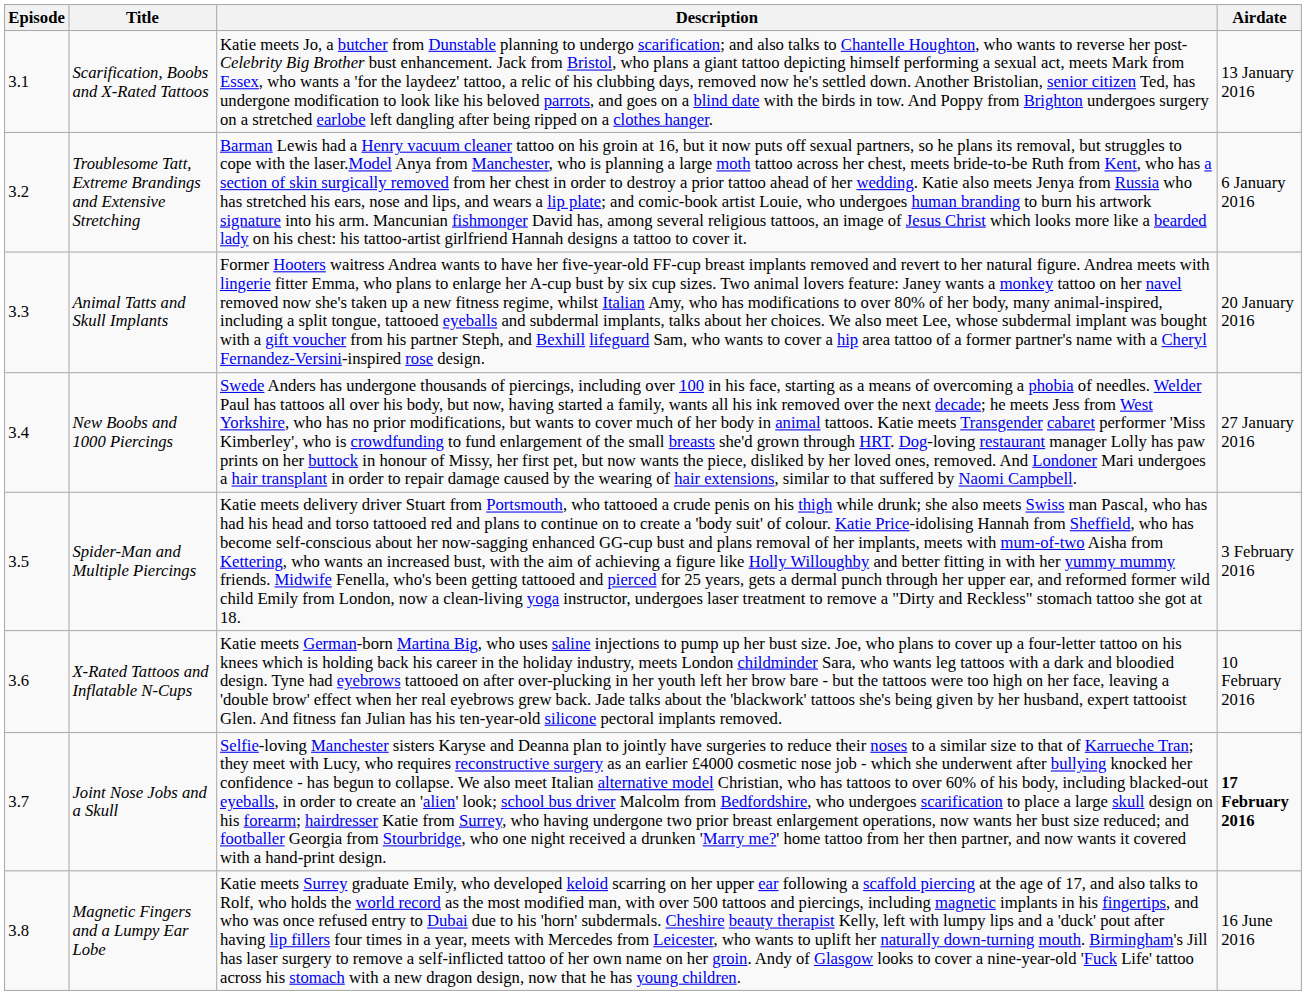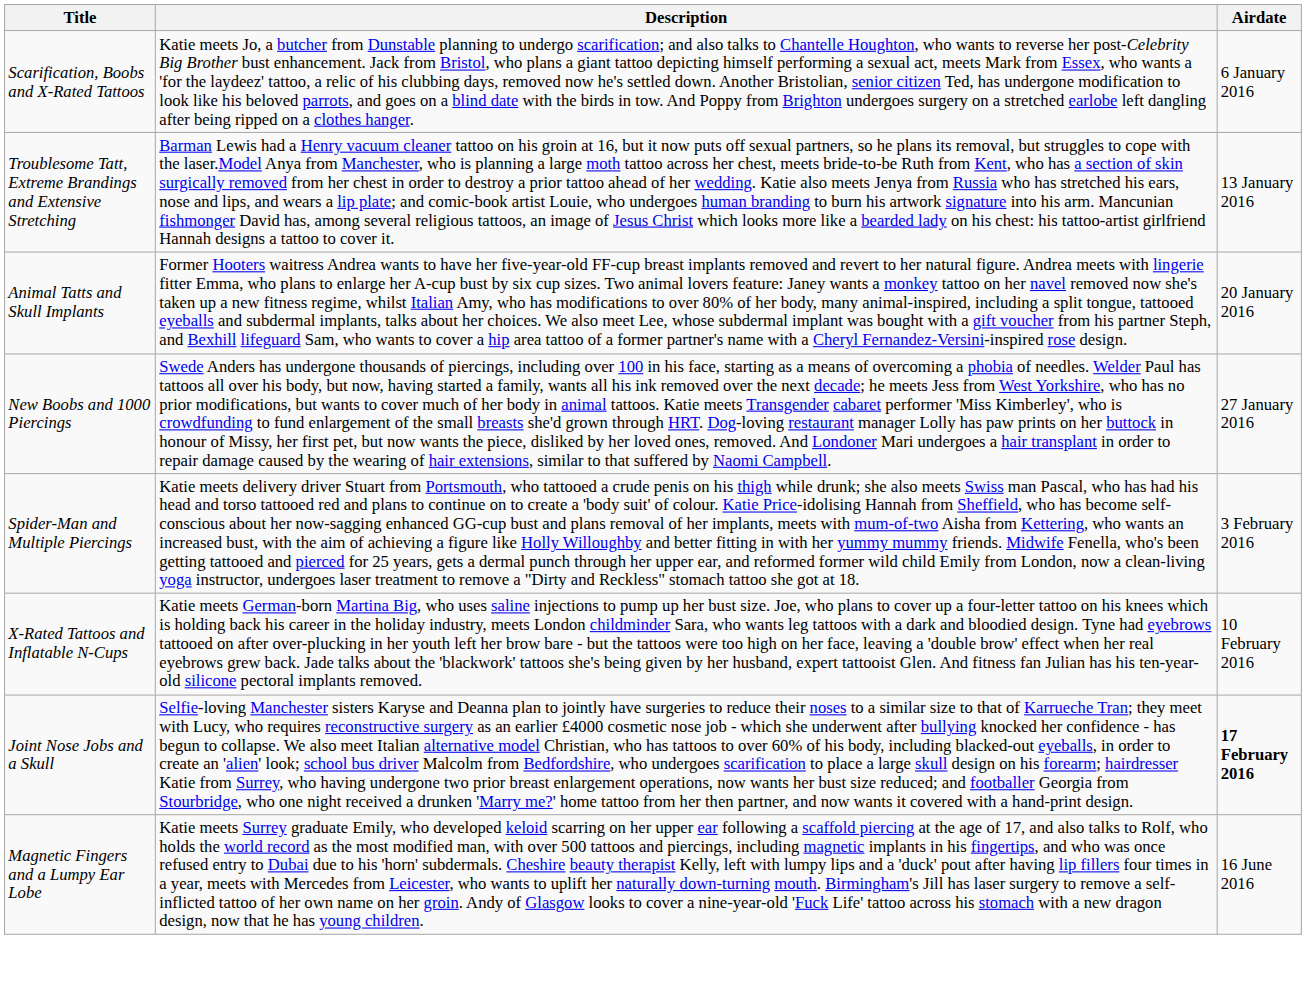- column: (37, 17)
(1258, 81) 13 January 2016 -> (1253, 81) 6 January 2016
(1253, 192) 6 January 2016 -> (1257, 192) 13 January 2016
